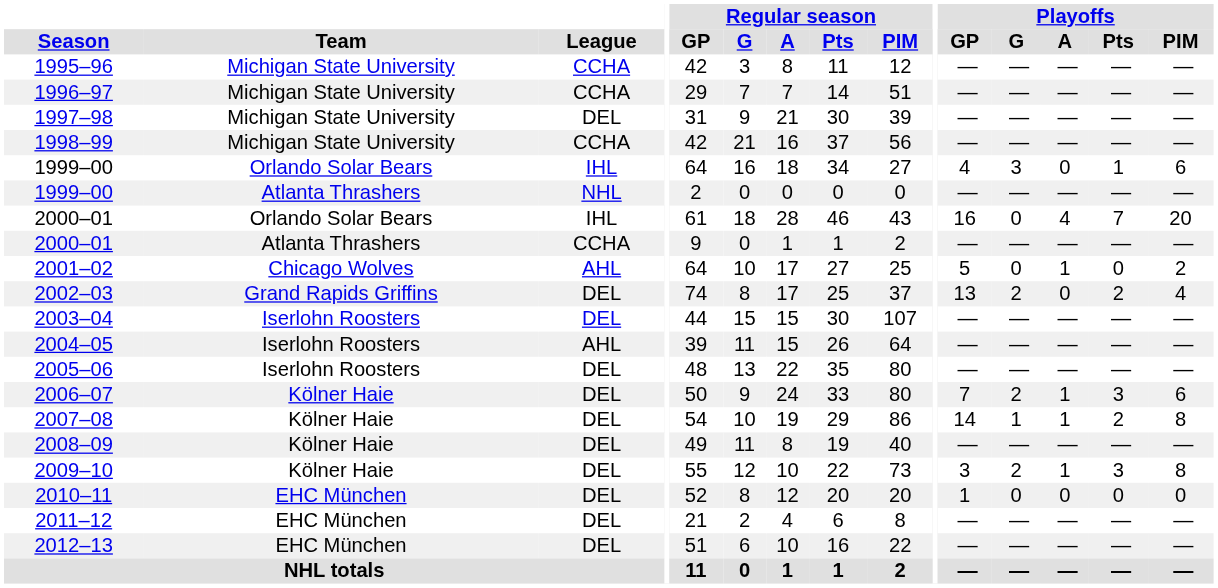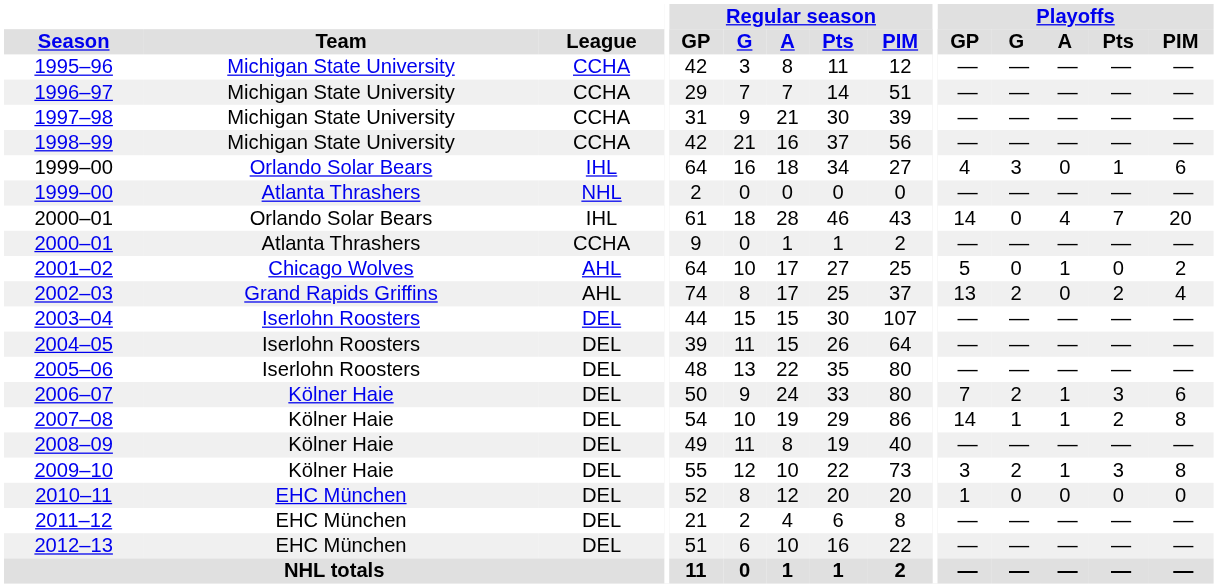(602, 117) DEL -> (602, 117) CCHA
(965, 218) 16 -> (965, 218) 14
(602, 293) DEL -> (602, 293) AHL
(602, 344) AHL -> (602, 344) DEL
